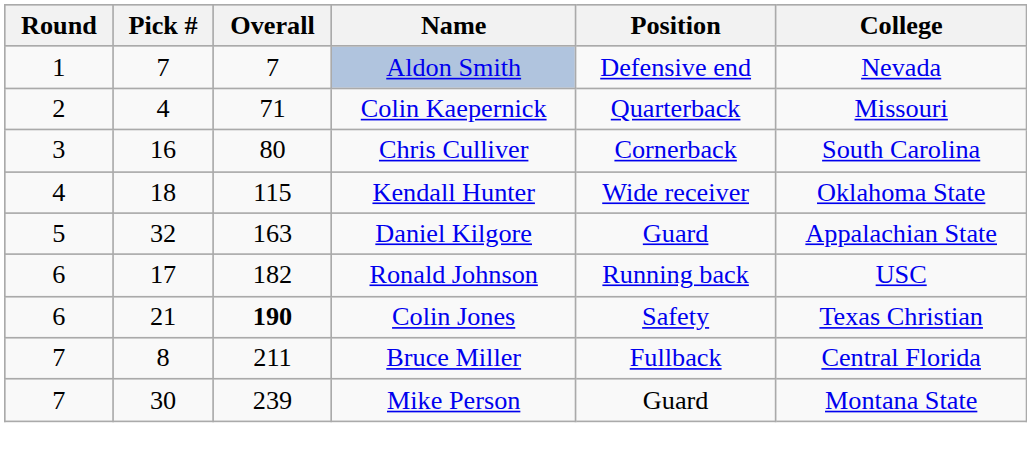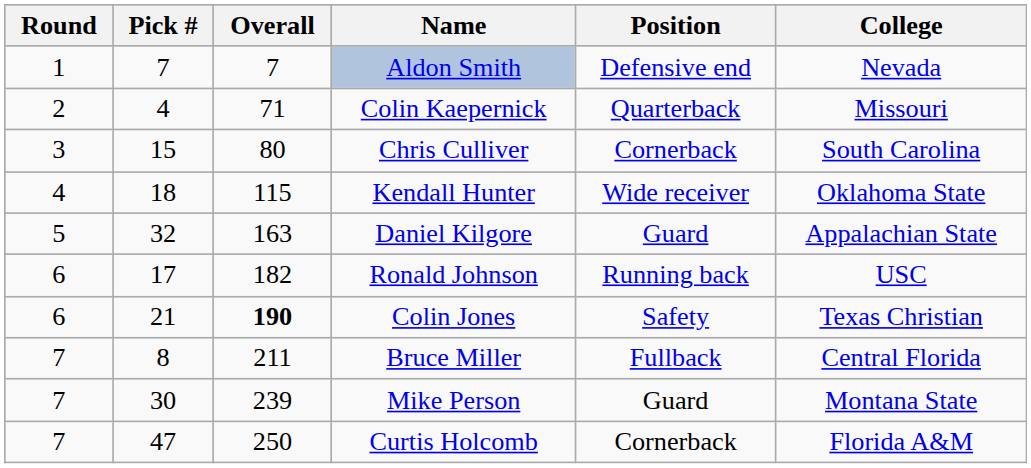(163, 150) 16 -> (163, 150) 15
+ row: (454, 441)
